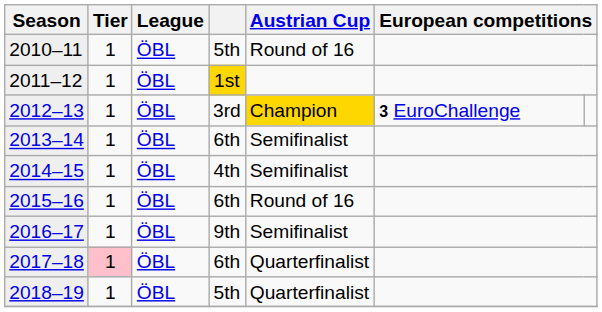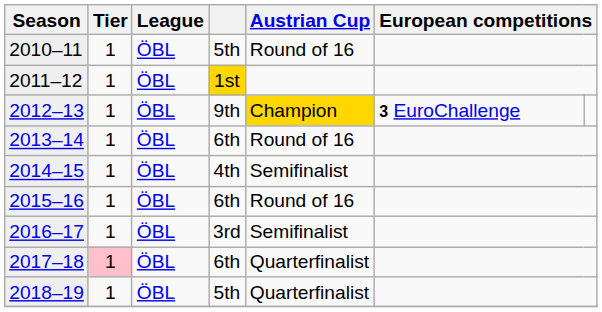(227, 110) 3rd -> (227, 110) 9th
(299, 140) Semifinalist -> (302, 140) Round of 16
(227, 231) 9th -> (227, 231) 3rd
